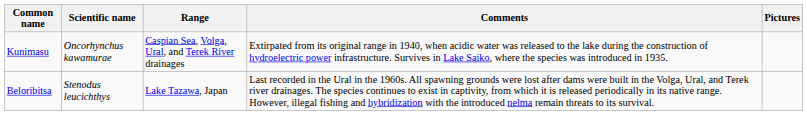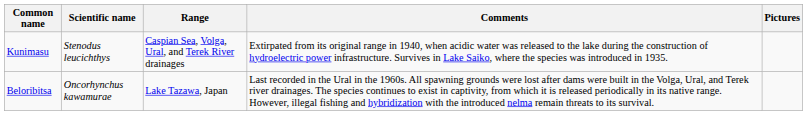(94, 51) Oncorhynchus kawamurae -> (87, 51) Stenodus leucichthys
(87, 91) Stenodus leucichthys -> (94, 91) Oncorhynchus kawamurae
